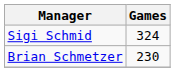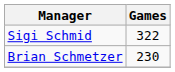(148, 36) 324 -> (148, 36) 322
